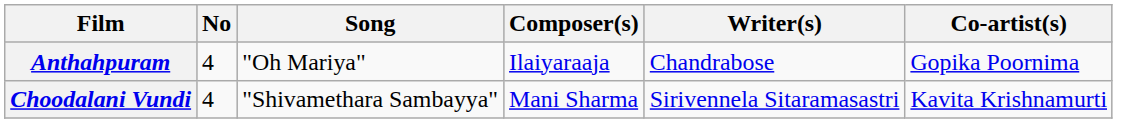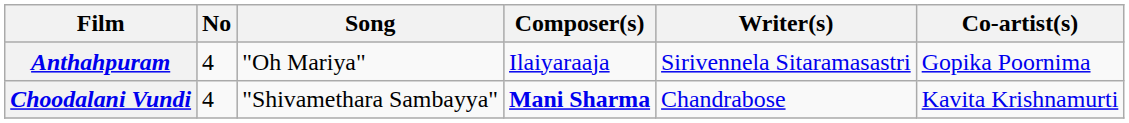(712, 61) Chandrabose -> (786, 61) Sirivennela Sitaramasastri
(574, 99) normal -> (580, 99) bold
(775, 99) Sirivennela Sitaramasastri -> (723, 99) Chandrabose
